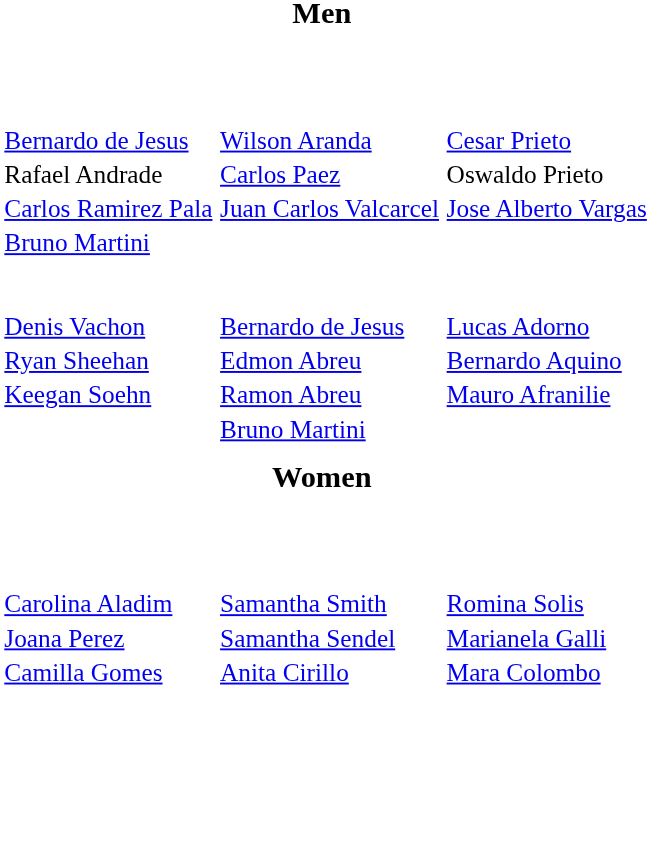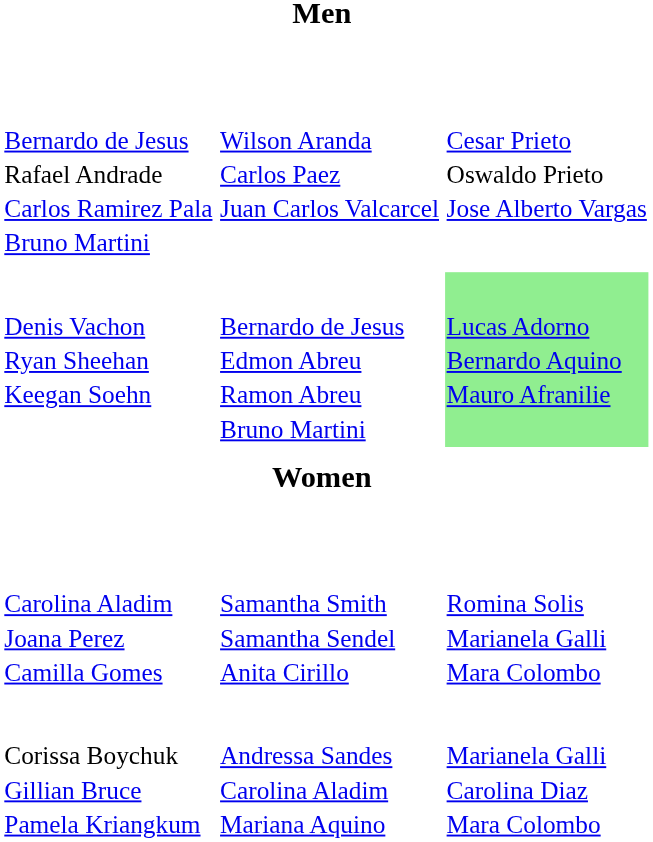(534, 361) no background -> (534, 361) lightgreen background
+ row: (102, 790)
